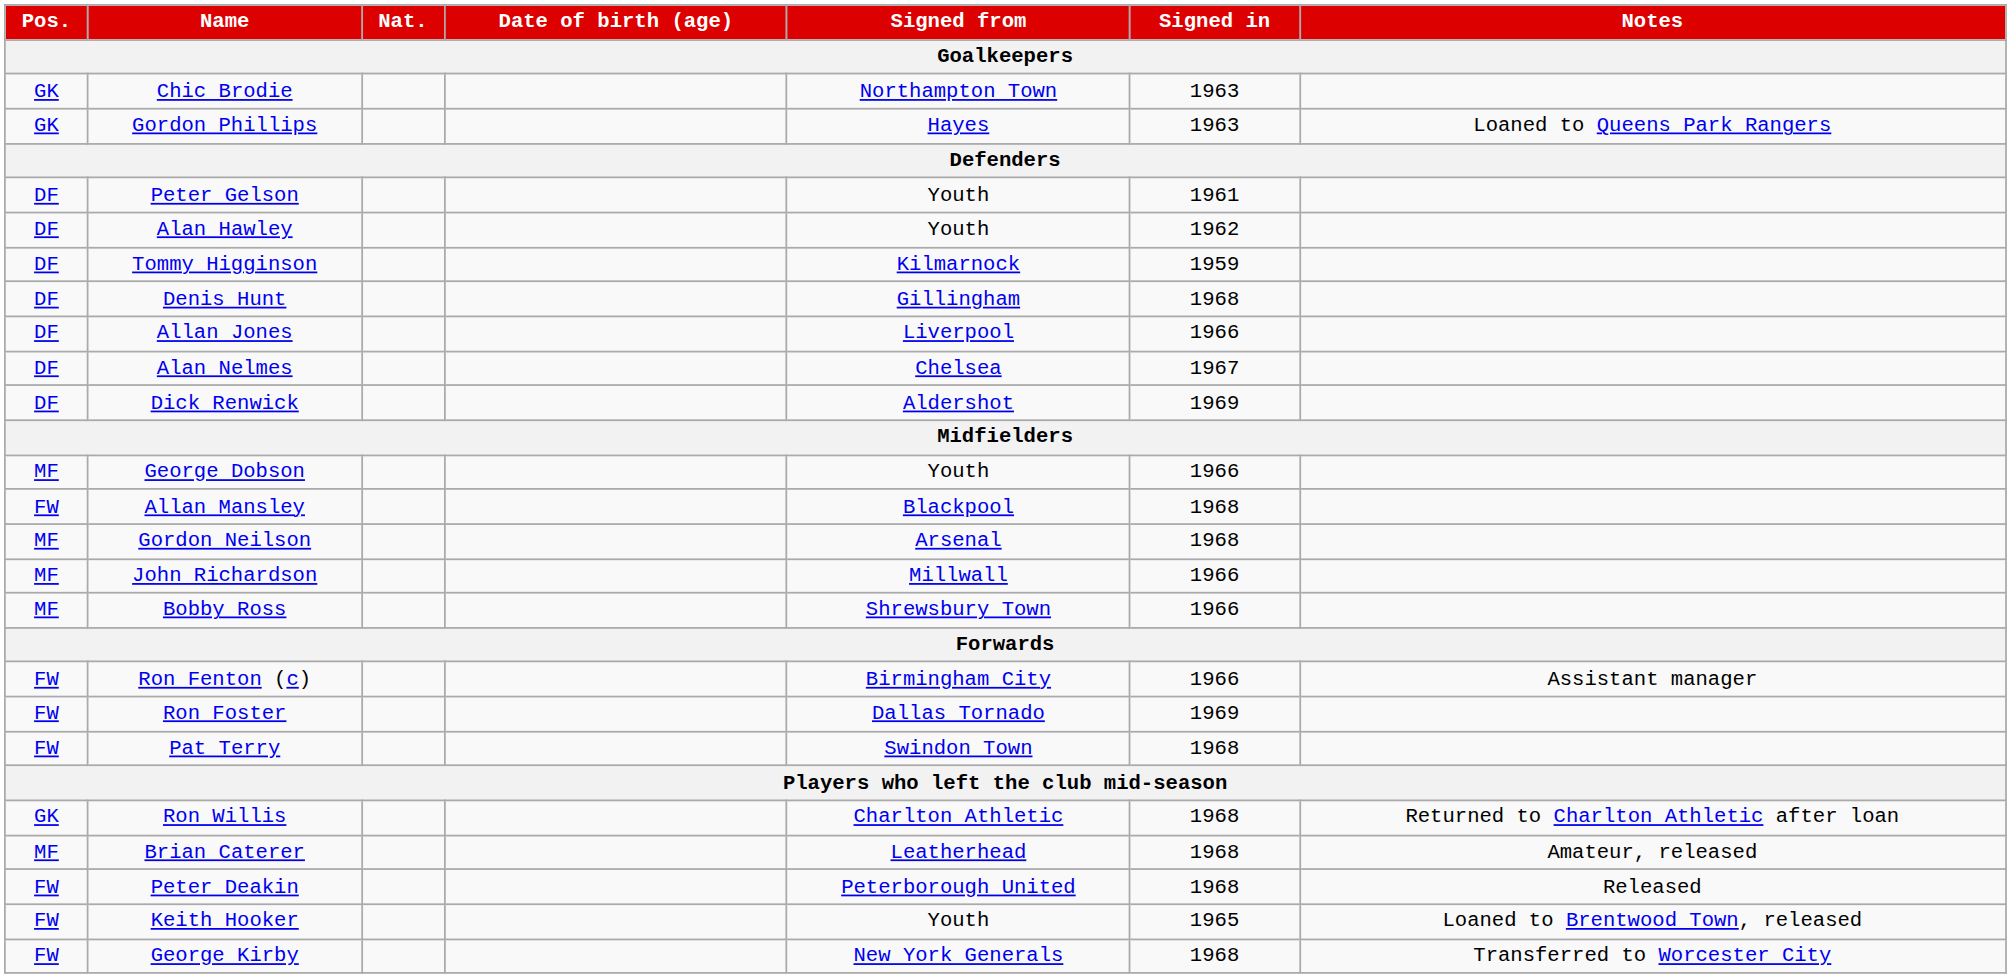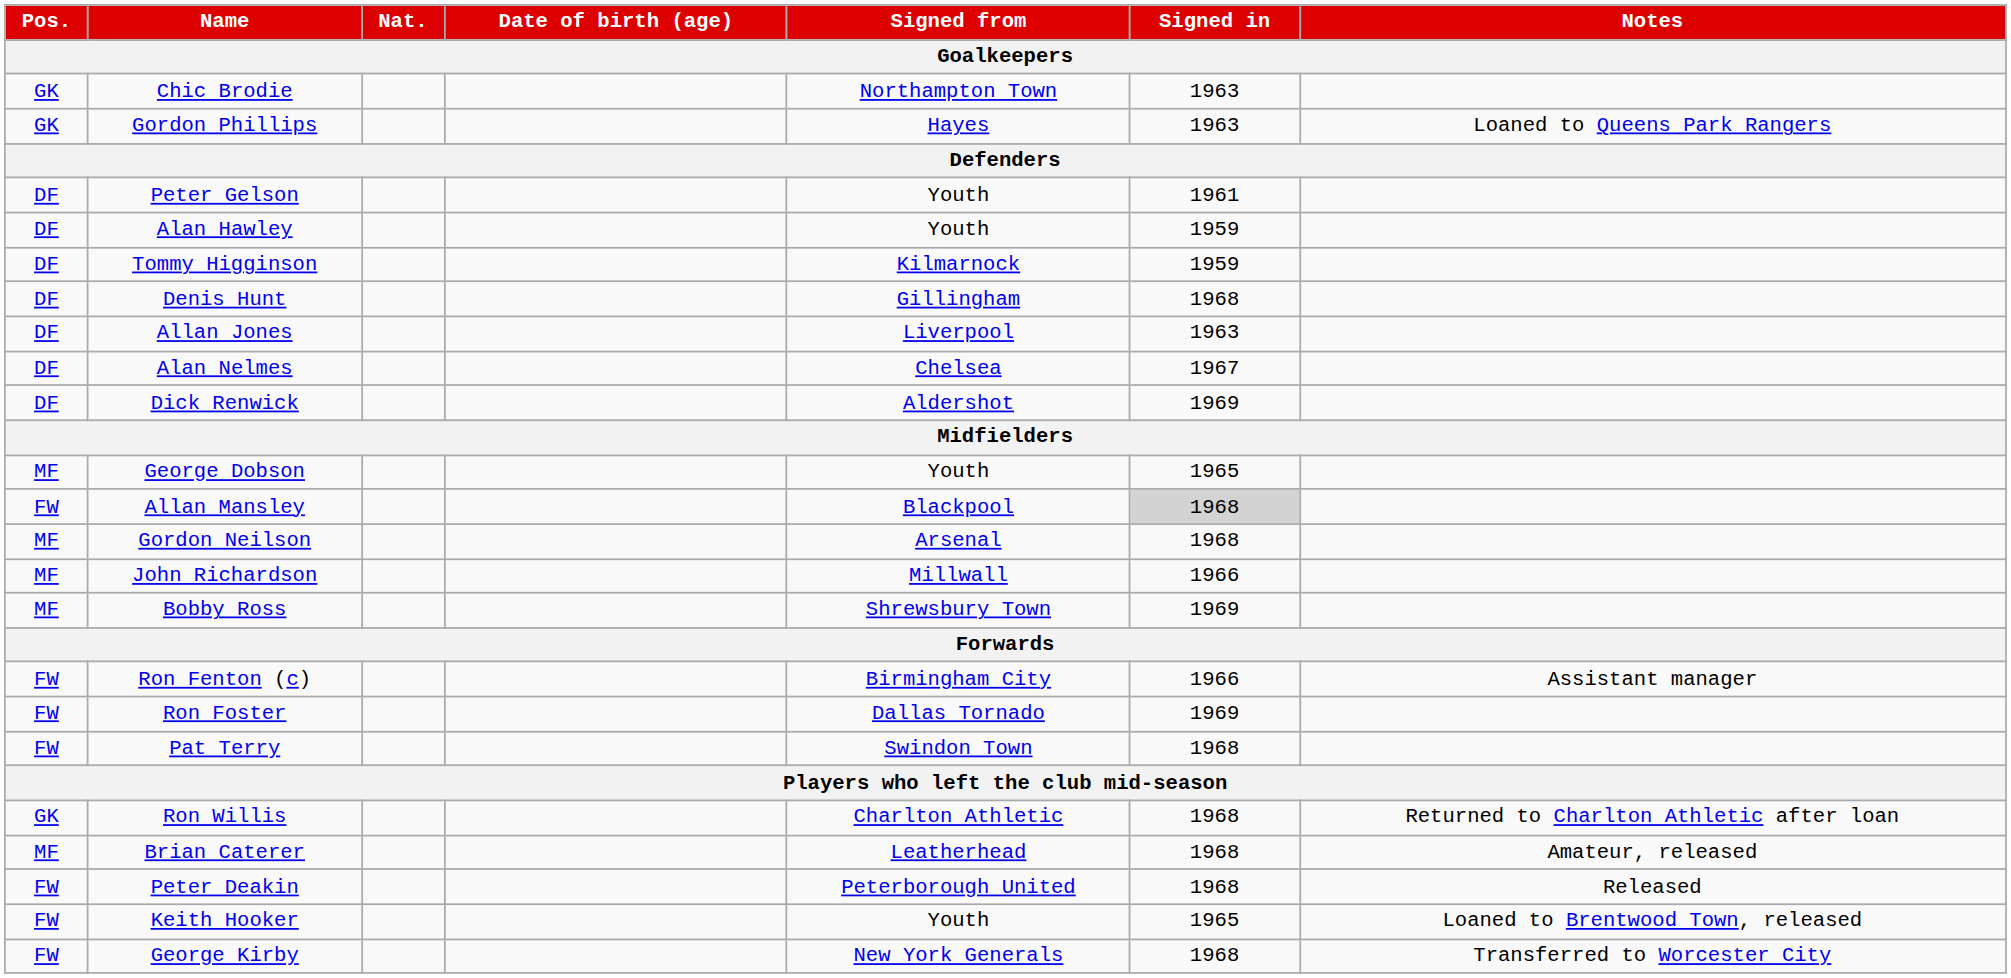(1215, 229) 1962 -> (1215, 229) 1959
(1215, 333) 1966 -> (1215, 333) 1963
(1215, 472) 1966 -> (1215, 472) 1965
(1215, 506) no background -> (1215, 506) lightgrey background
(1215, 610) 1966 -> (1215, 610) 1969
